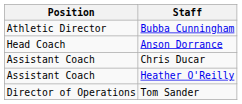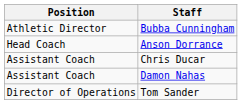+ row: (173, 76)
- row: (187, 76)
